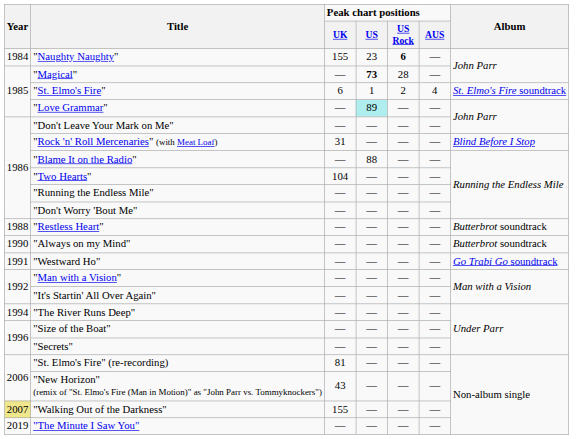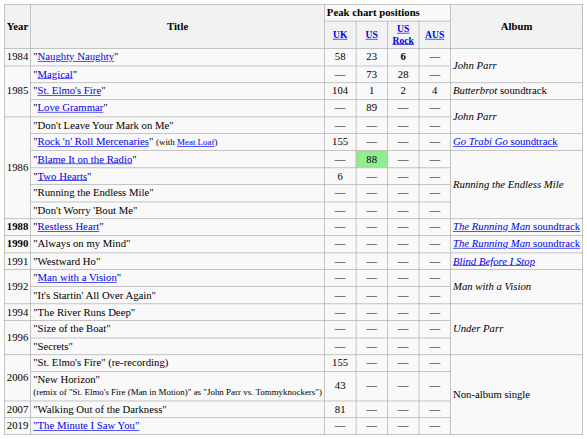(340, 57) 155 -> (340, 57) 58
(372, 74) bold -> (372, 74) normal
(340, 91) 6 -> (340, 91) 104
(510, 91) St. Elmo's Fire soundtrack -> (500, 91) Butterbrot soundtrack
(372, 108) paleturquoise background -> (372, 108) no background
(340, 142) 31 -> (340, 142) 155
(494, 142) Blind Before I Stop -> (505, 142) Go Trabi Go soundtrack
(372, 159) no background -> (372, 159) lightgreen background
(340, 176) 104 -> (340, 176) 6
(18, 227) normal -> (18, 227) bold
(500, 227) Butterbrot soundtrack -> (517, 227) The Running Man soundtrack
(18, 244) normal -> (18, 244) bold
(500, 244) Butterbrot soundtrack -> (517, 244) The Running Man soundtrack
(505, 261) Go Trabi Go soundtrack -> (494, 261) Blind Before I Stop
(340, 363) 81 -> (340, 363) 155
(18, 409) khaki background -> (18, 409) no background
(340, 409) 155 -> (340, 409) 81
